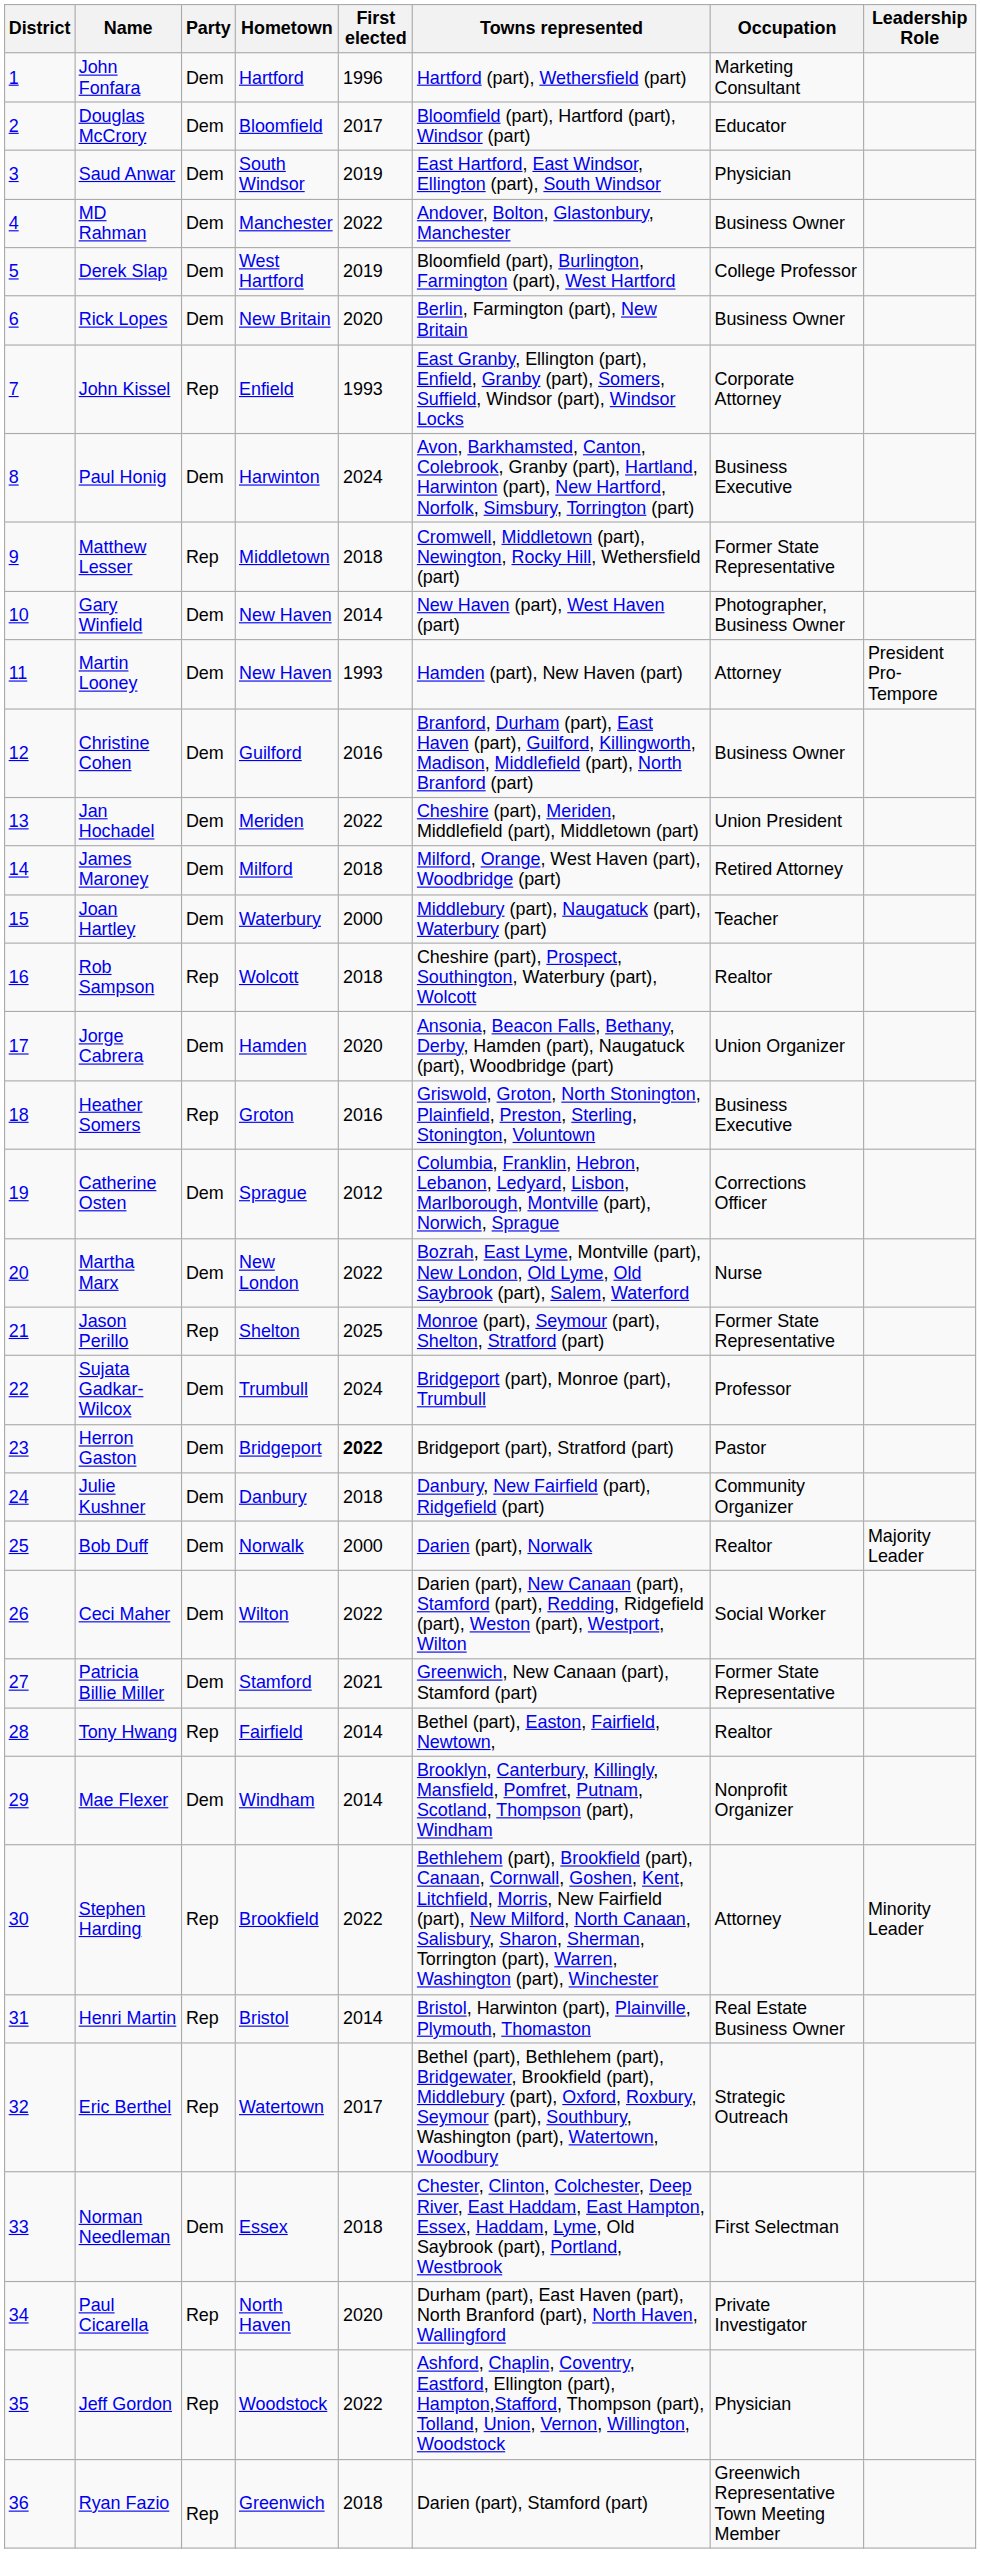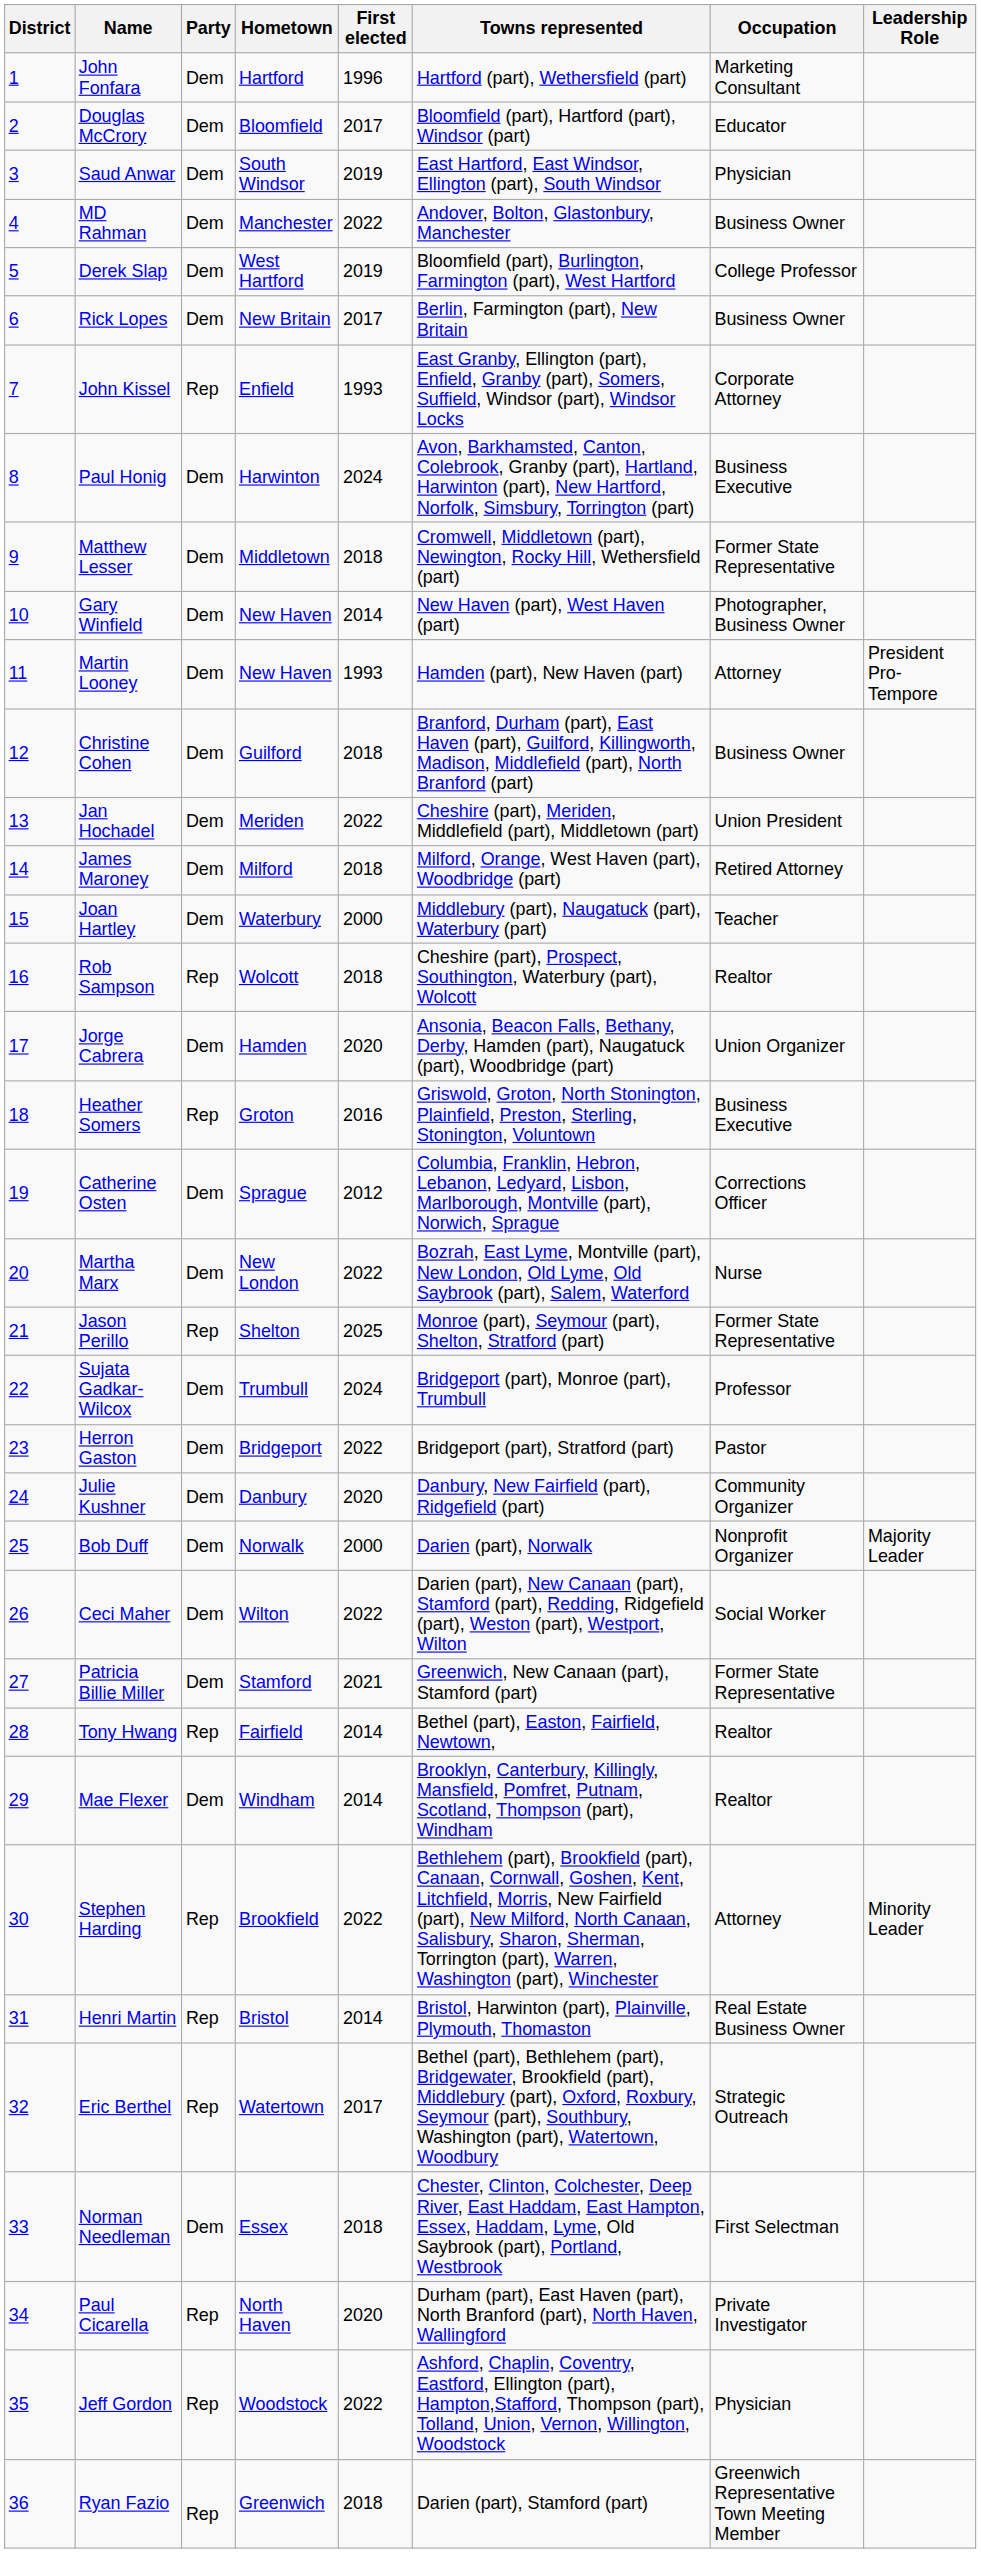(363, 320) 2020 -> (363, 320) 2017
(202, 556) Rep -> (205, 556) Dem
(363, 752) 2016 -> (363, 752) 2018
(363, 1448) bold -> (363, 1448) normal
(363, 1497) 2018 -> (363, 1497) 2020
(743, 1545) Realtor -> (754, 1545) Nonprofit Organizer
(754, 1800) Nonprofit Organizer -> (743, 1800) Realtor
